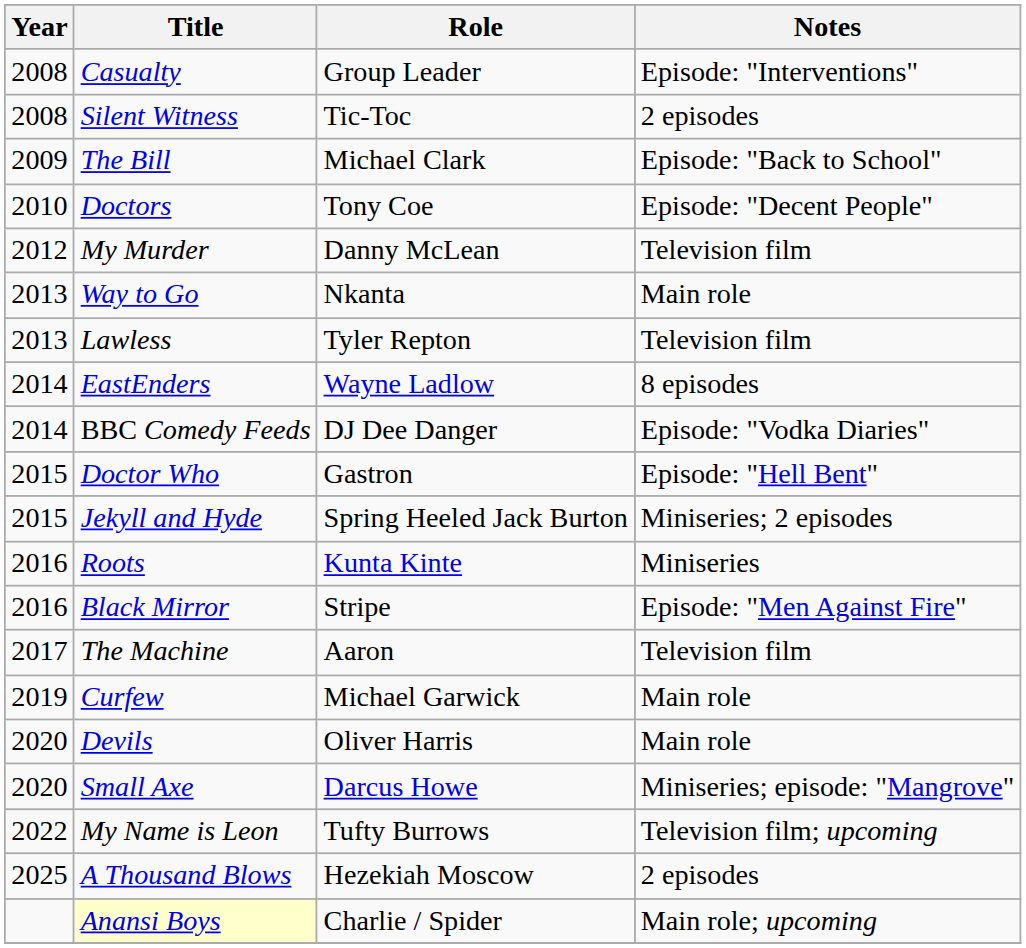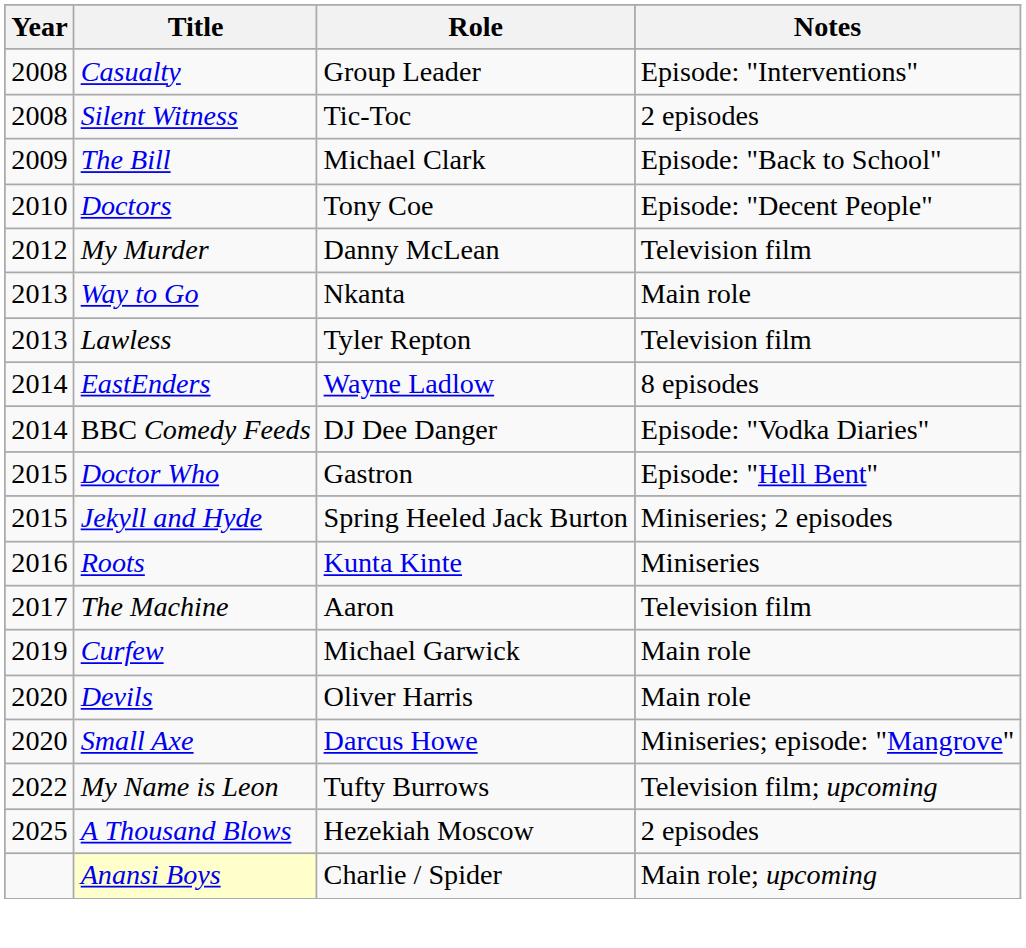- row: (155, 607)
